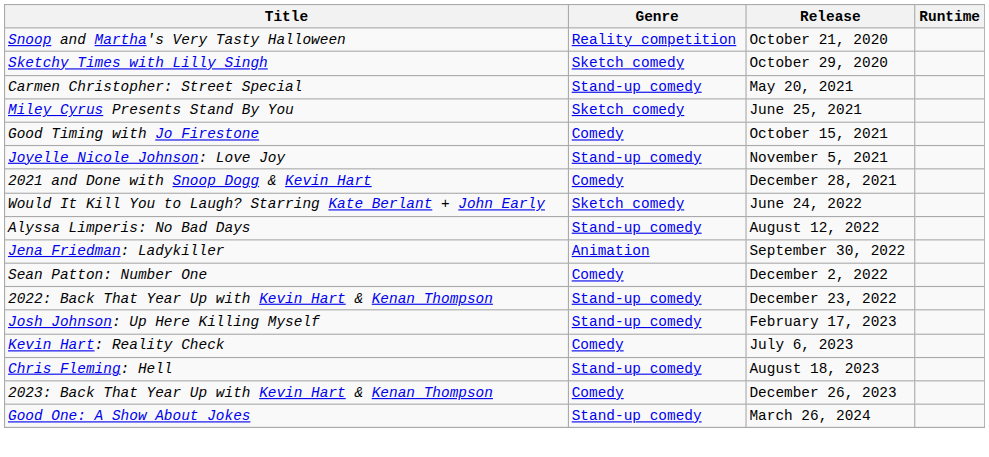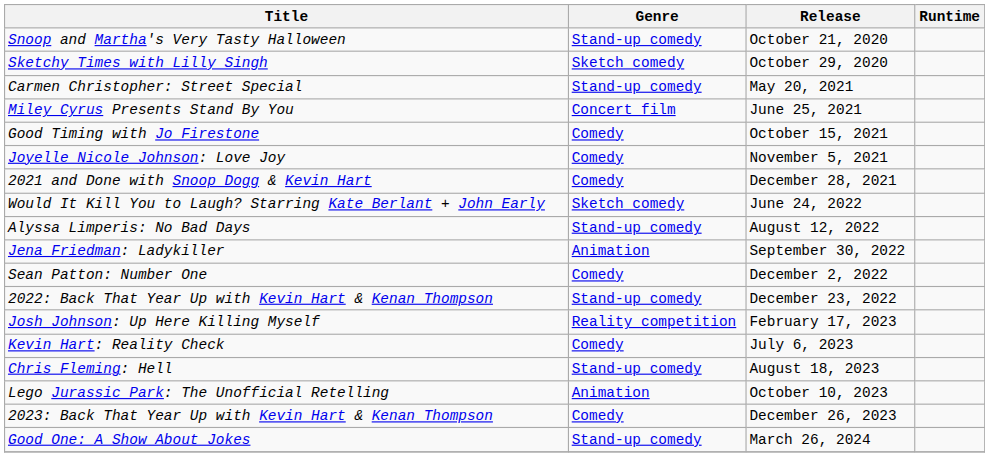(654, 40) Reality competition -> (637, 40) Stand-up comedy
(628, 110) Sketch comedy -> (624, 110) Concert film
(637, 157) Stand-up comedy -> (598, 157) Comedy
(637, 322) Stand-up comedy -> (654, 322) Reality competition
+ row: (199, 393)
